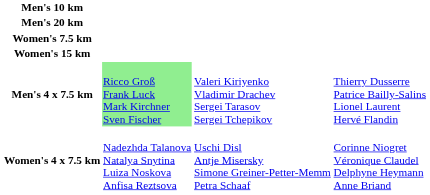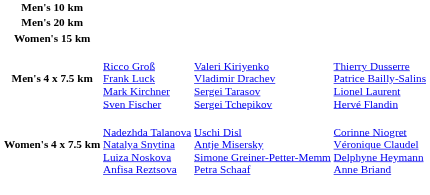- row: (52, 38)
(136, 100) lightgreen background -> (136, 85) no background
